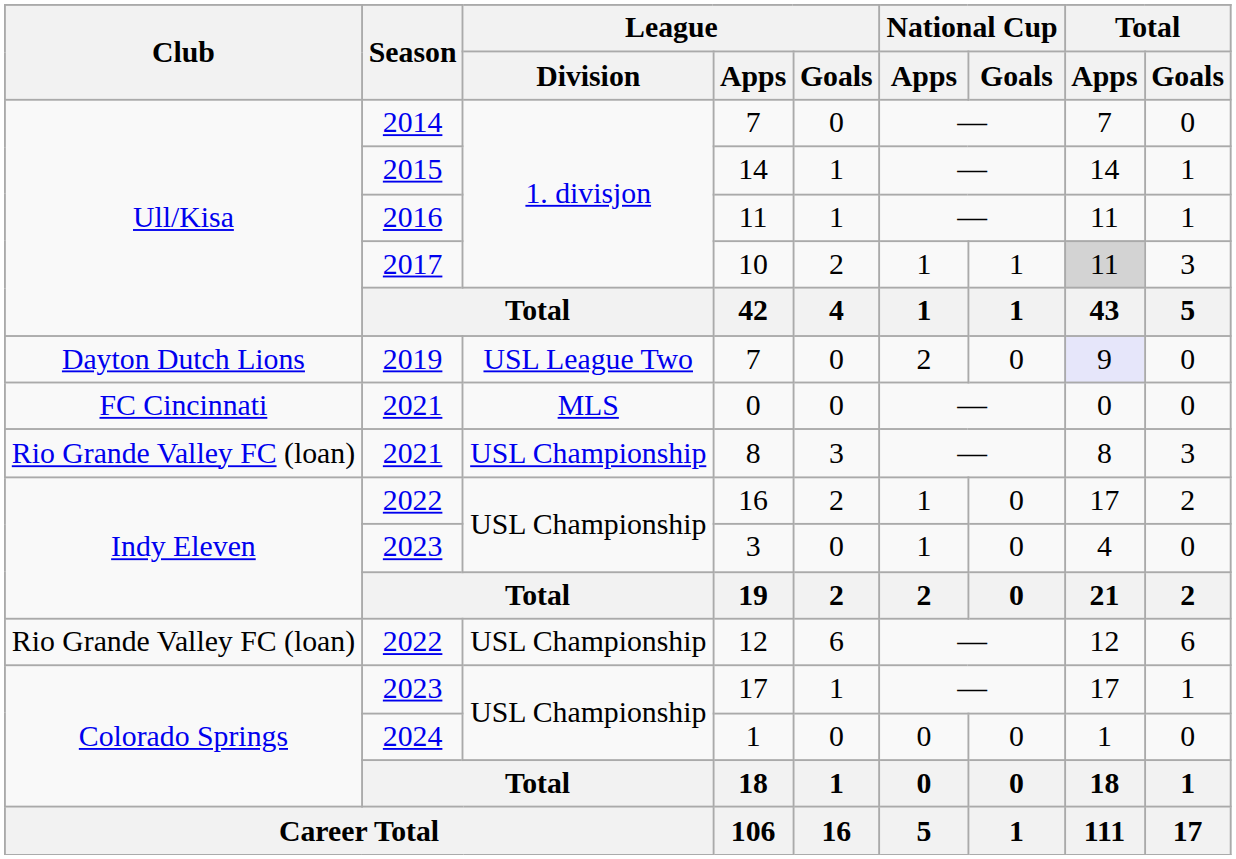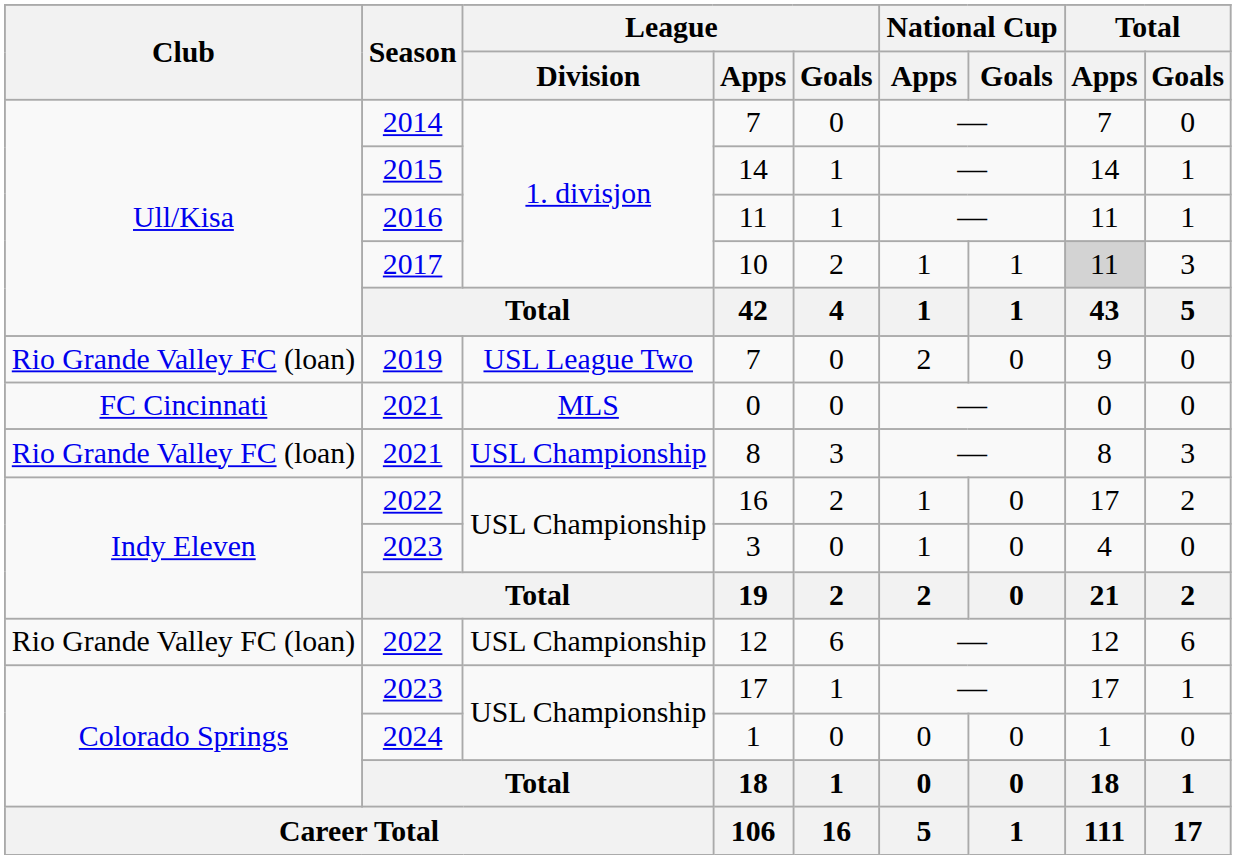(183, 358) Dayton Dutch Lions -> (183, 358) Rio Grande Valley FC (loan)
(1104, 358) lavender background -> (1104, 358) no background
